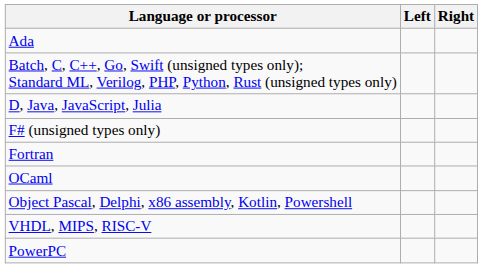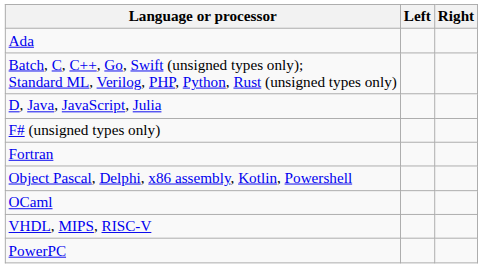rows swapped: (31, 178) <-> (180, 202)
